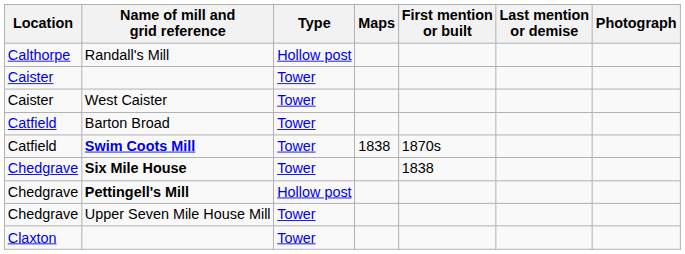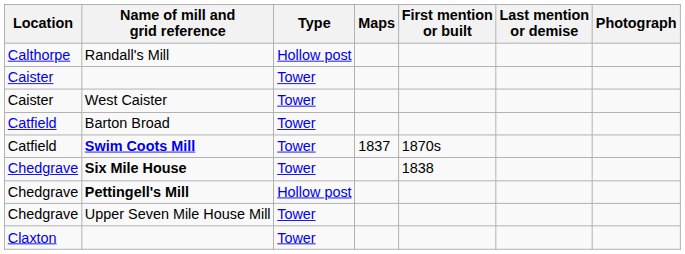(374, 146) 1838 -> (374, 146) 1837
